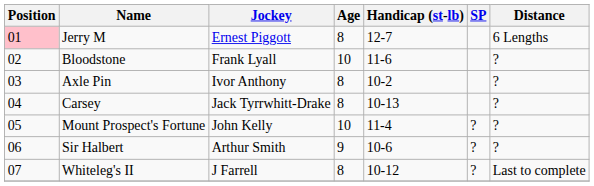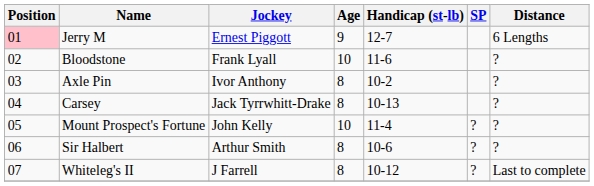(341, 37) 8 -> (341, 37) 9
(341, 147) 9 -> (341, 147) 8
